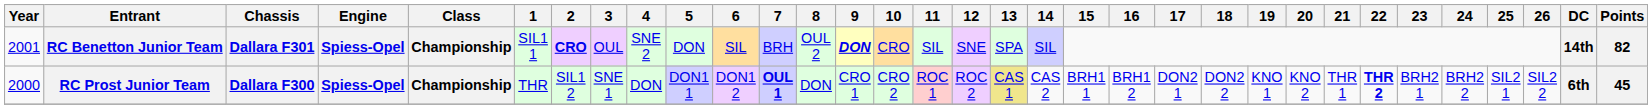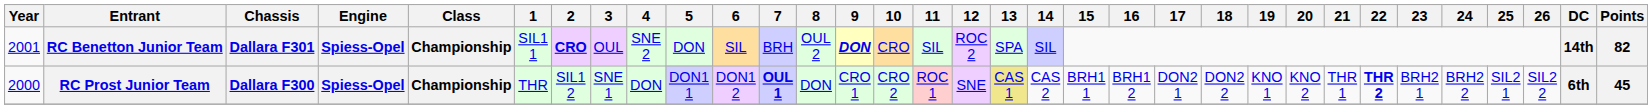(971, 46) SNE -> (971, 46) ROC 2
(971, 85) ROC 2 -> (971, 85) SNE
